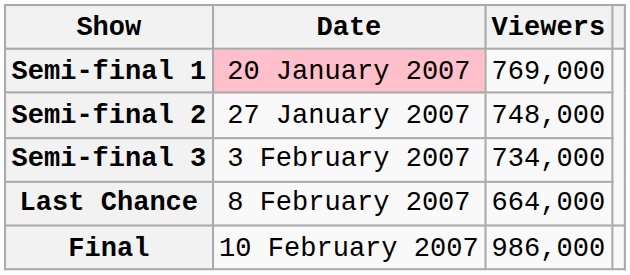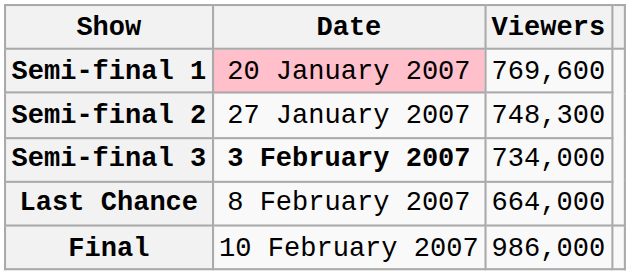(548, 71) 769,000 -> (548, 71) 769,600
(548, 115) 748,000 -> (548, 115) 748,300
(349, 159) normal -> (349, 159) bold
